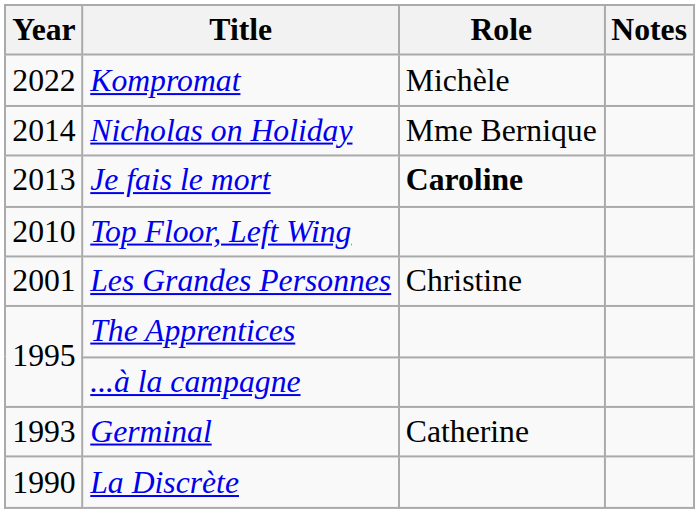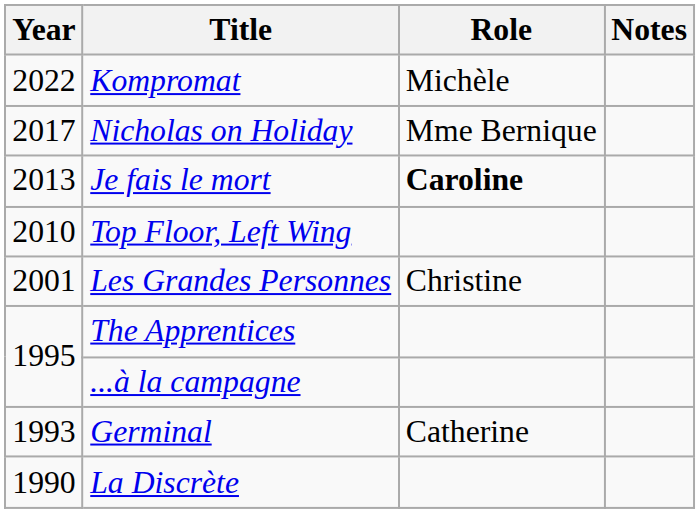(44, 130) 2014 -> (44, 130) 2017
